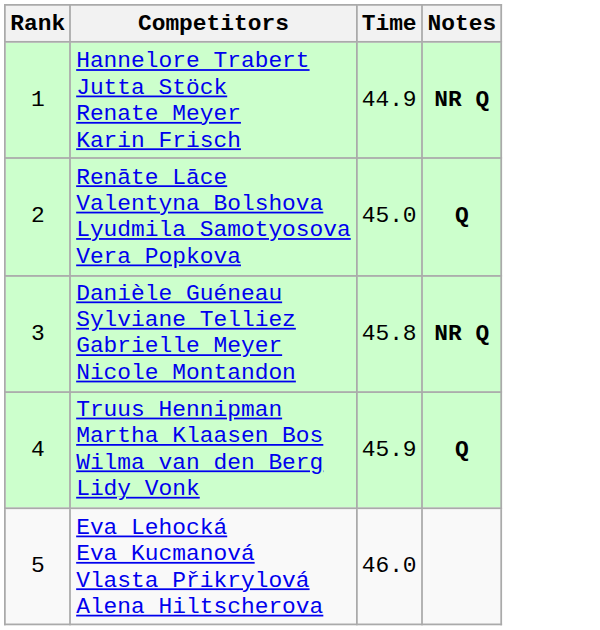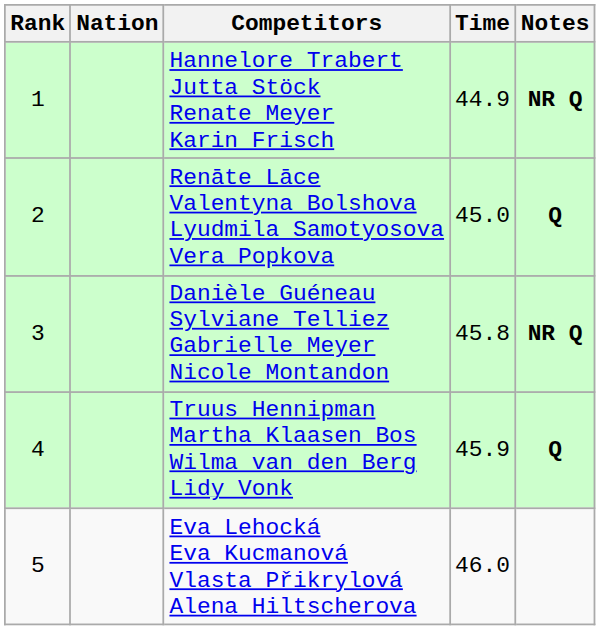+ column: (117, 24)
